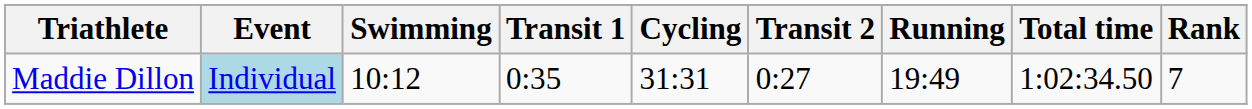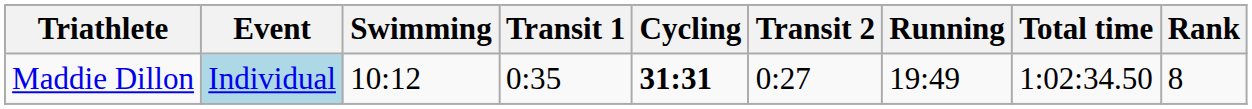(675, 78) normal -> (676, 78) bold
(1175, 78) 7 -> (1175, 78) 8
